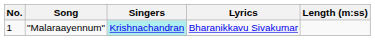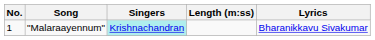columns swapped: (243, 12) <-> (335, 12)
